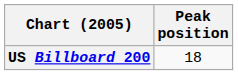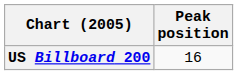(193, 58) 18 -> (193, 58) 16
